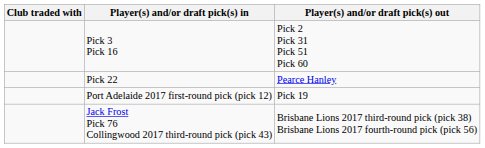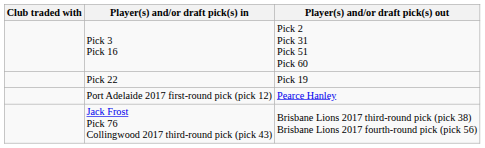(307, 79) Pearce Hanley -> (292, 79) Pick 19
(292, 95) Pick 19 -> (307, 95) Pearce Hanley
